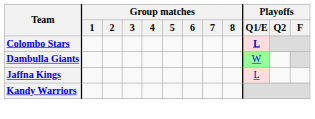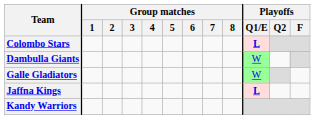+ row: (42, 75)
(257, 75) normal -> (256, 91) bold
